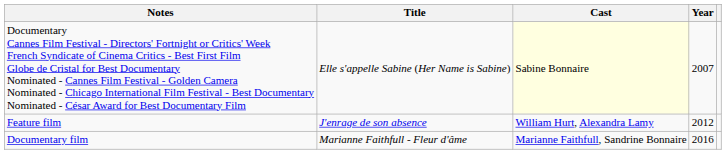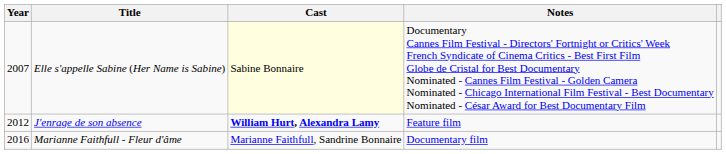columns swapped: (703, 13) <-> (160, 13)
(585, 122) normal -> (305, 122) bold
